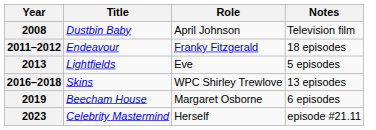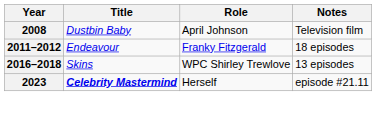- row: (34, 64)
- row: (34, 99)
(118, 116) normal -> (122, 82) bold
